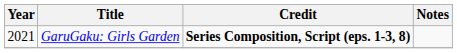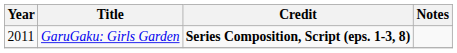(21, 36) 2021 -> (21, 36) 2011
